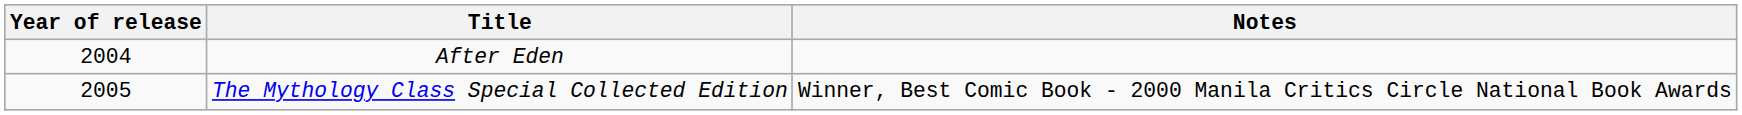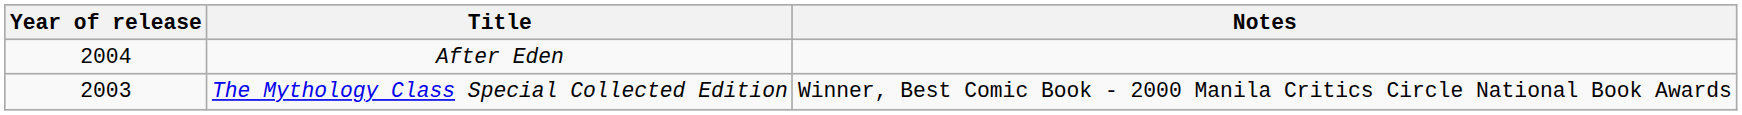(106, 92) 2005 -> (106, 92) 2003
